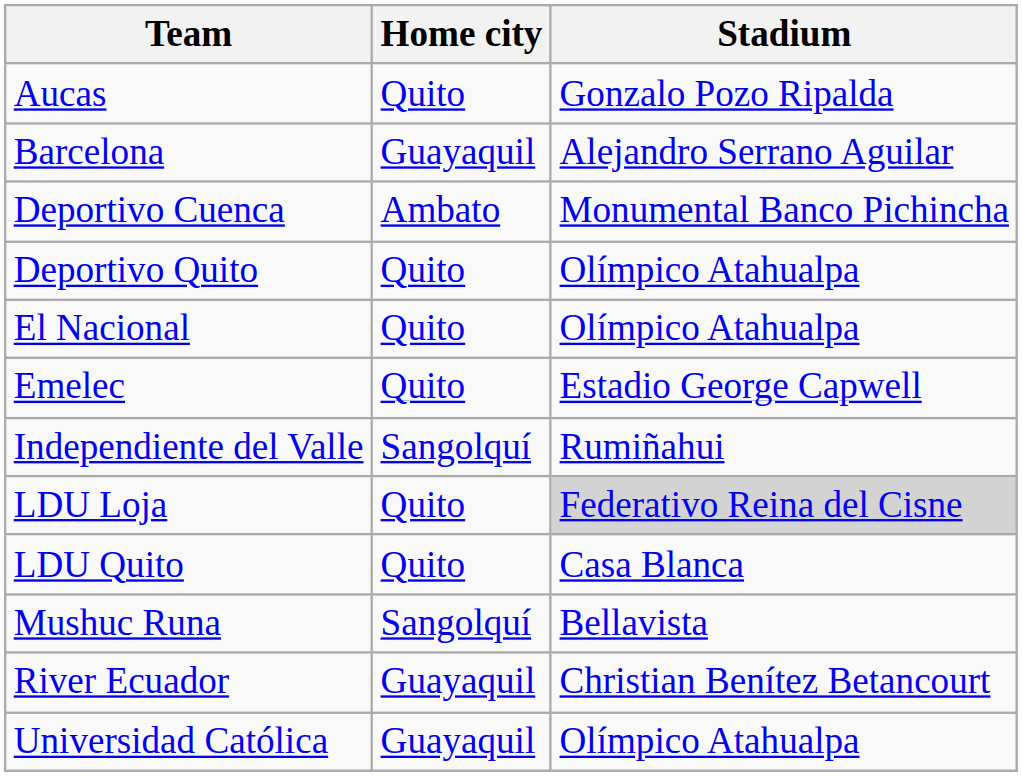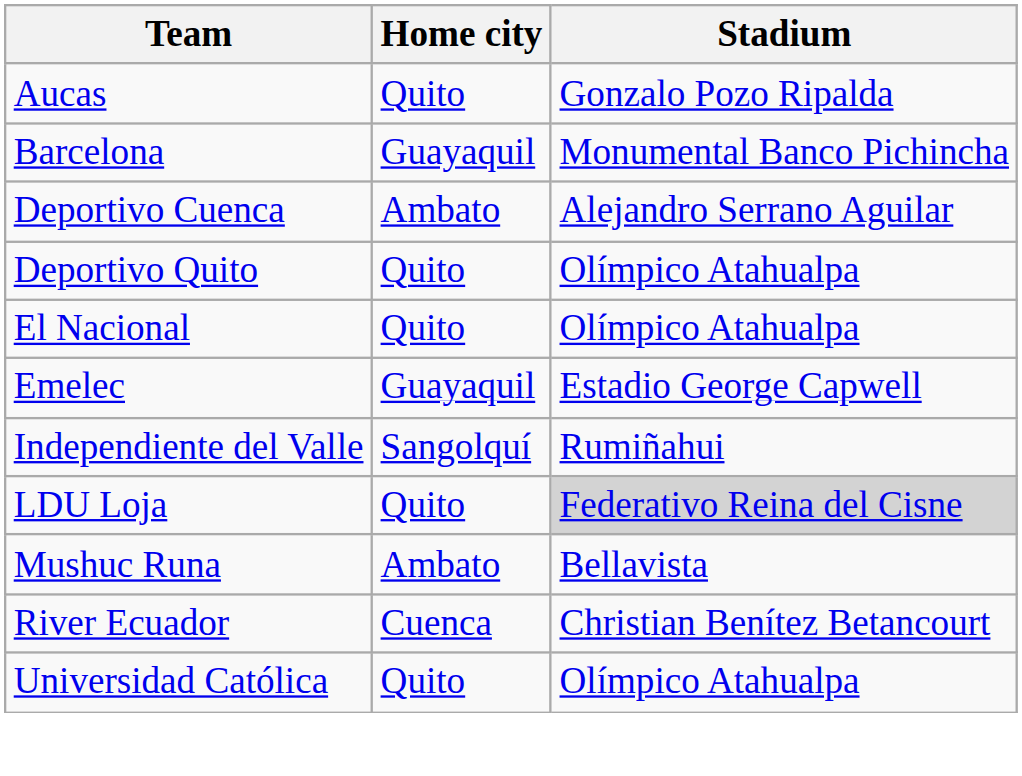(756, 151) Alejandro Serrano Aguilar -> (784, 151) Monumental Banco Pichincha
(784, 210) Monumental Banco Pichincha -> (756, 210) Alejandro Serrano Aguilar
(423, 387) Quito -> (458, 387) Guayaquil
- row: (99, 563)
(456, 622) Sangolquí -> (440, 563) Ambato
(458, 681) Guayaquil -> (436, 622) Cuenca
(458, 740) Guayaquil -> (423, 681) Quito
